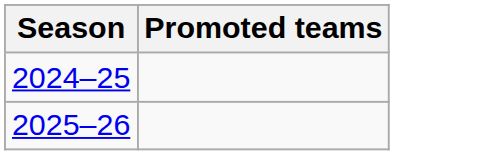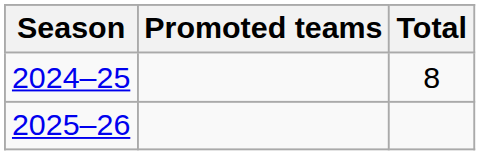+ column: (432, 28)
